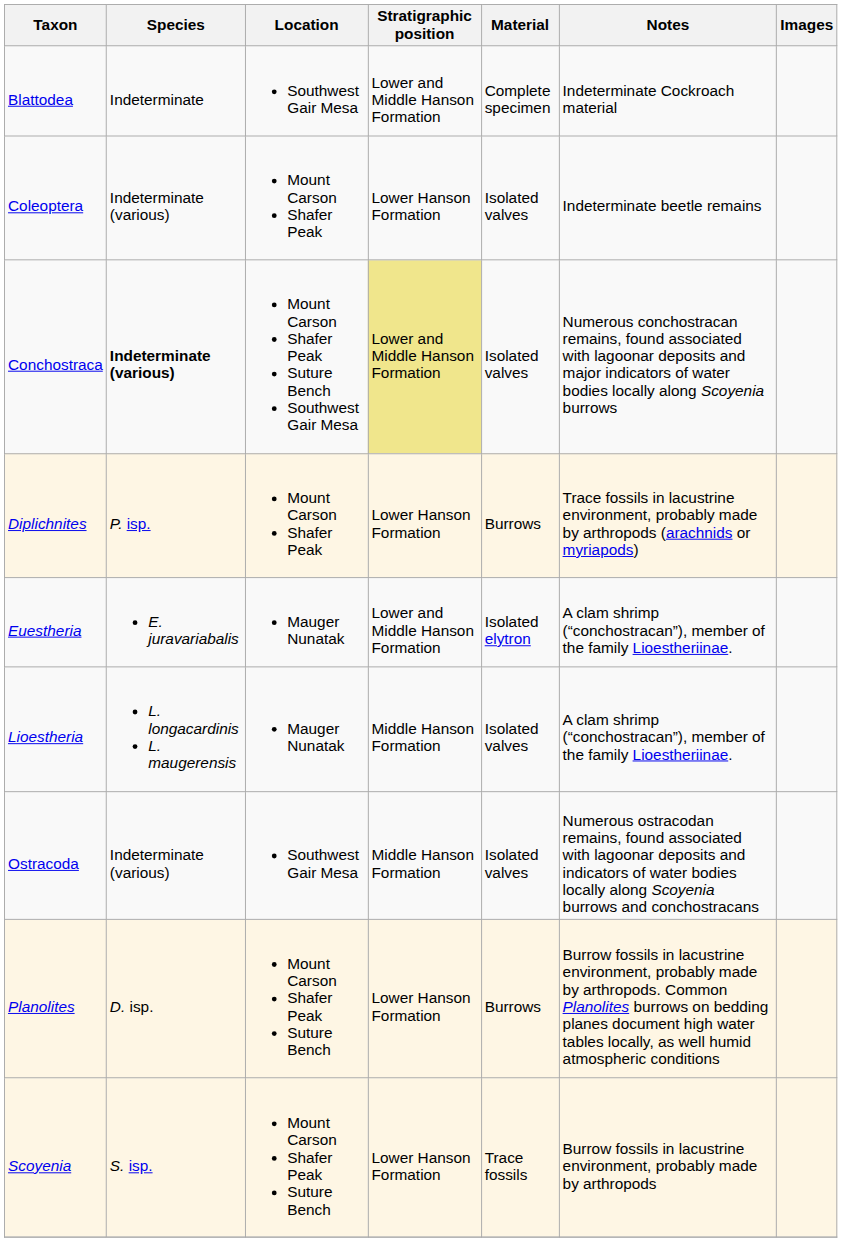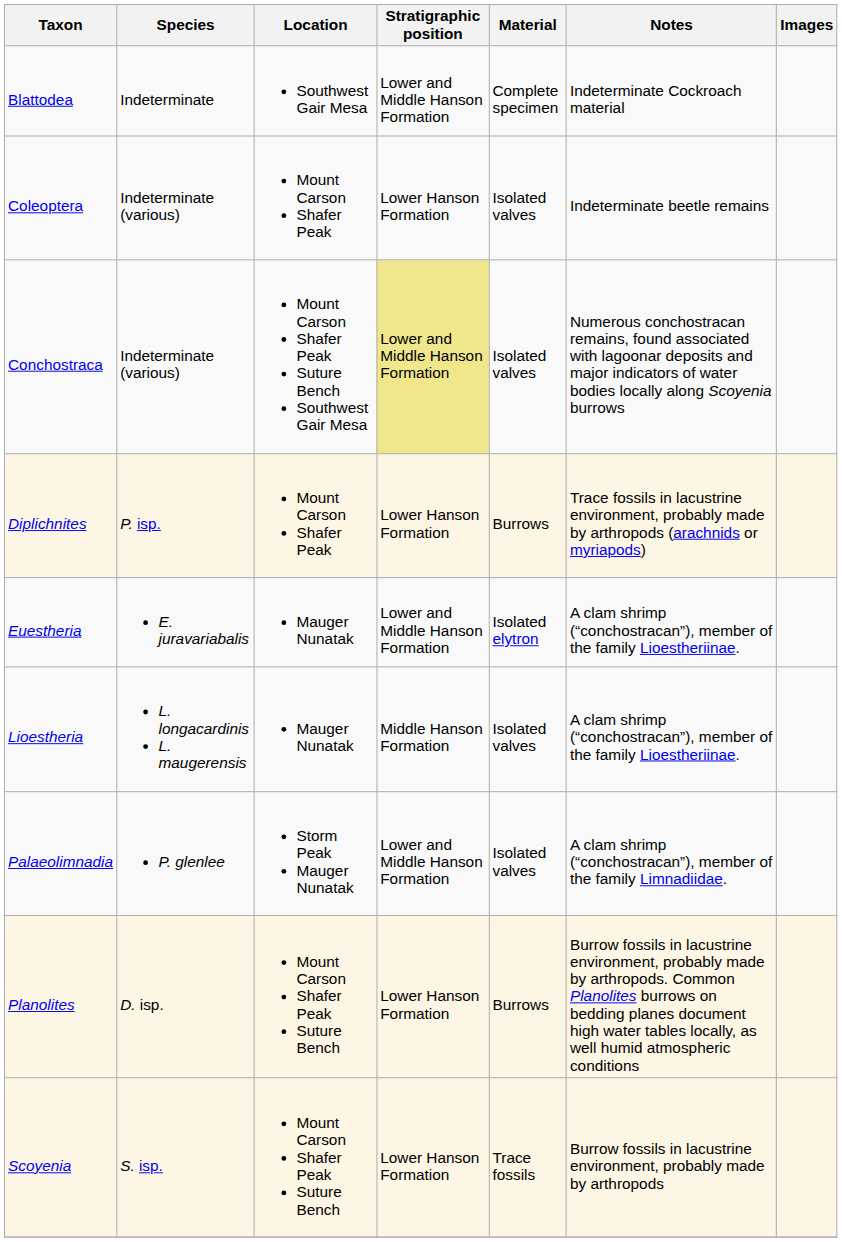(160, 365) bold -> (167, 365) normal
- row: (43, 864)
+ row: (61, 862)
